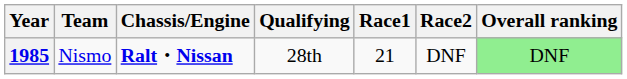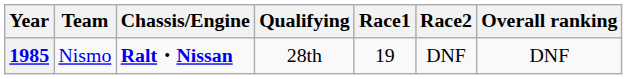(385, 55) 21 -> (385, 55) 19
(549, 55) lightgreen background -> (549, 55) no background
